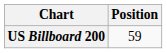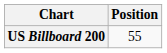(135, 36) 59 -> (135, 36) 55
